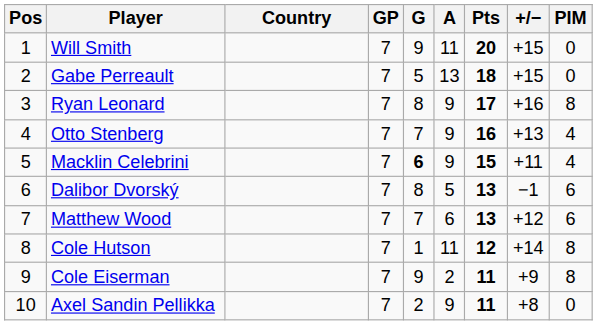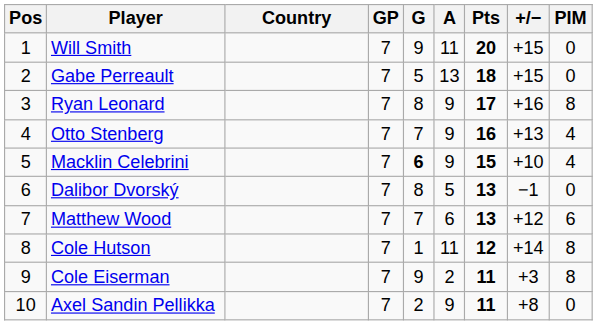(528, 162) +11 -> (528, 162) +10
(570, 190) 6 -> (570, 190) 0
(528, 276) +9 -> (528, 276) +3
